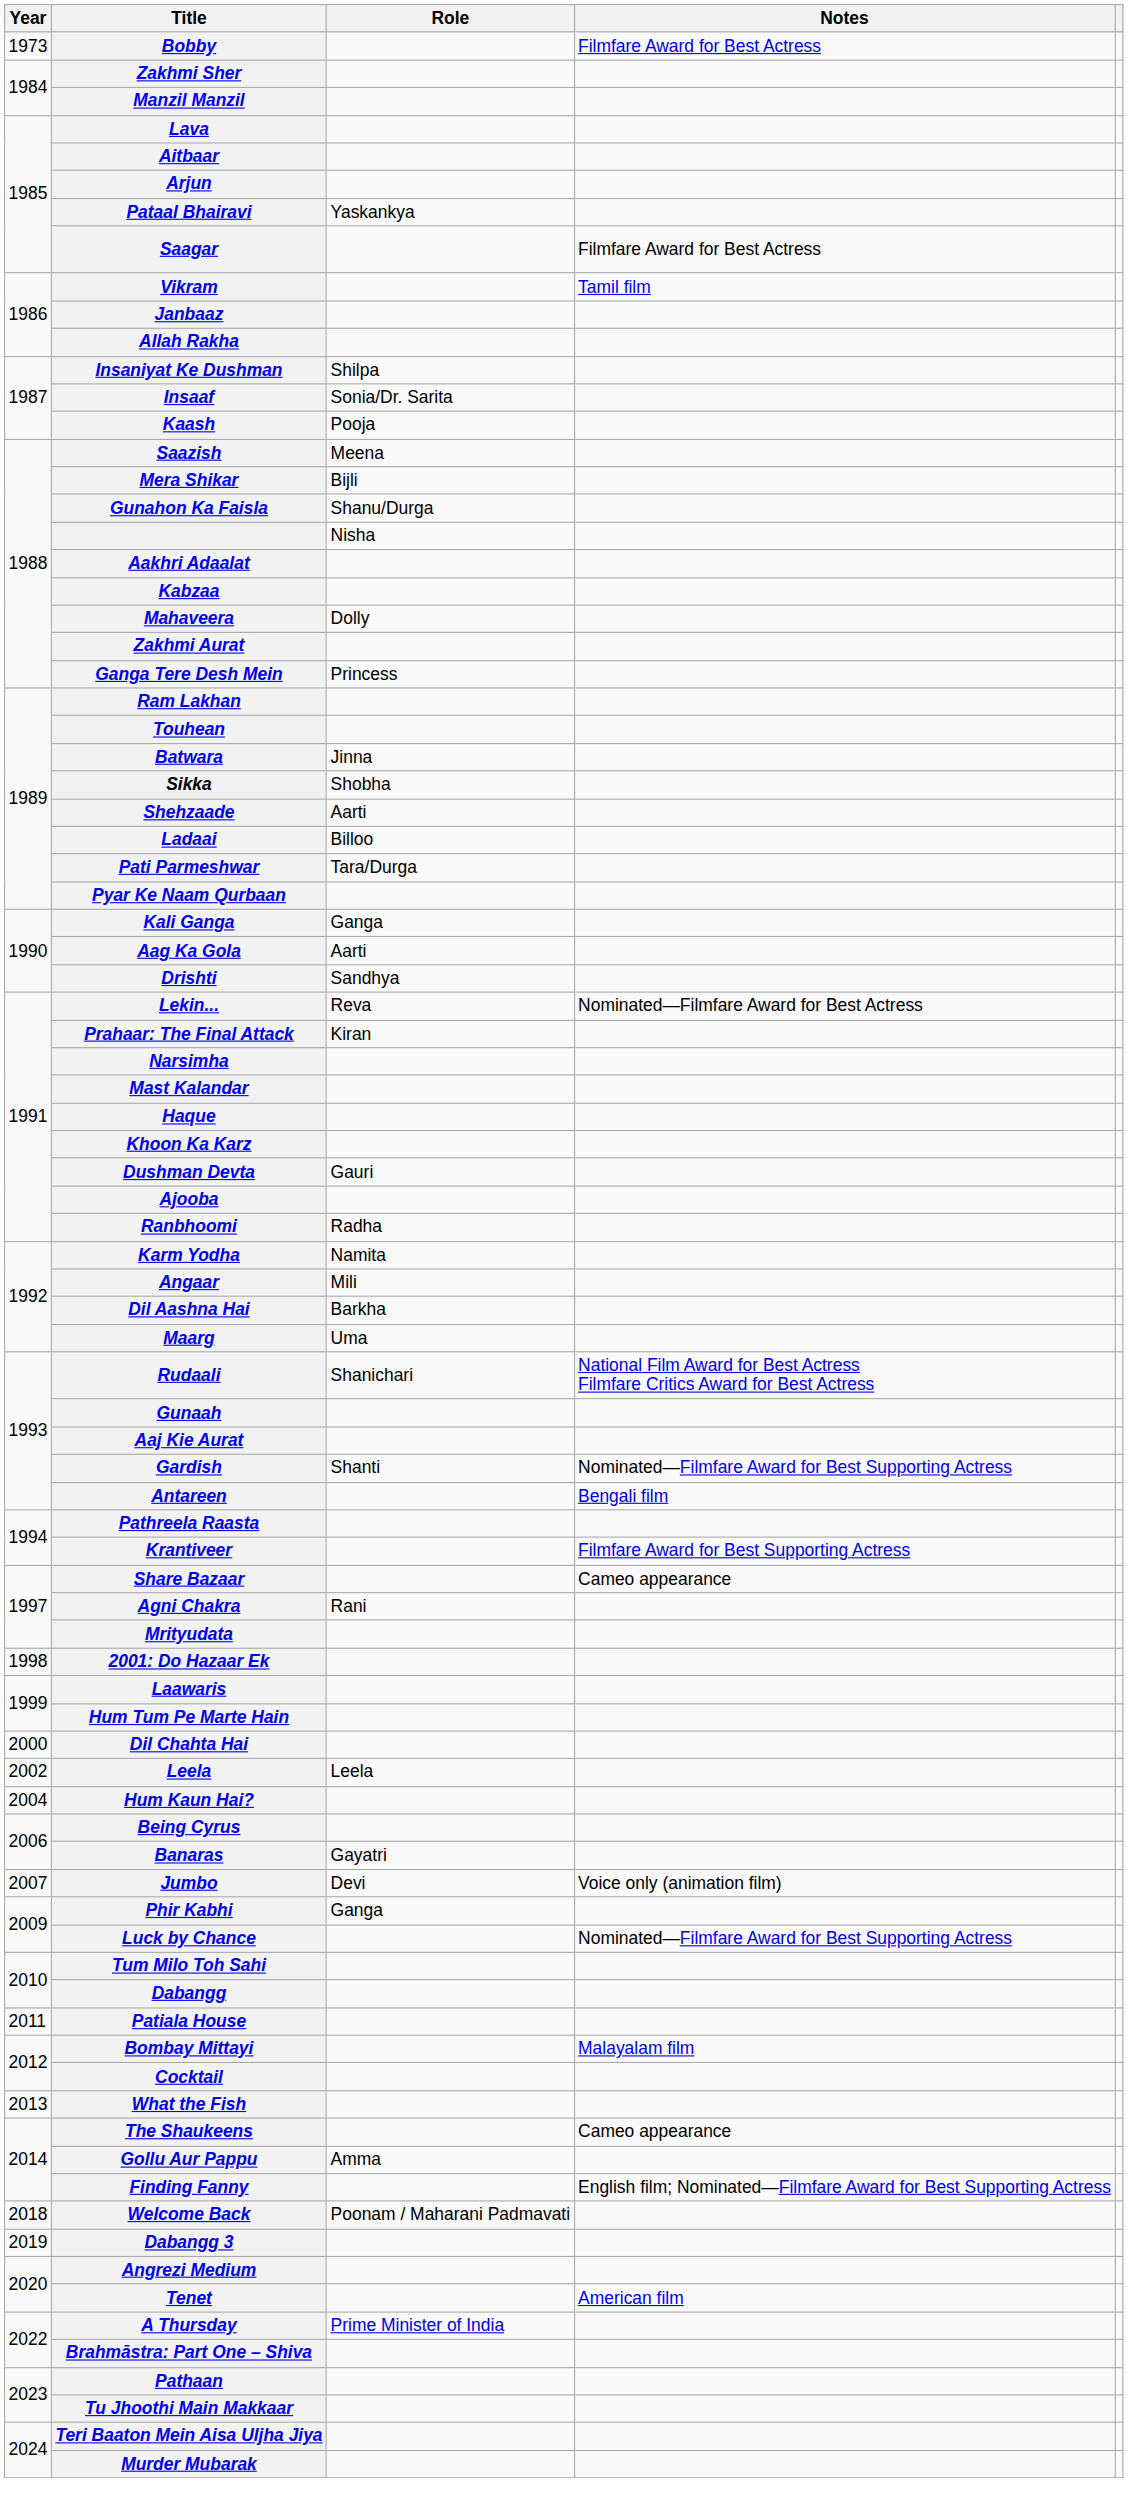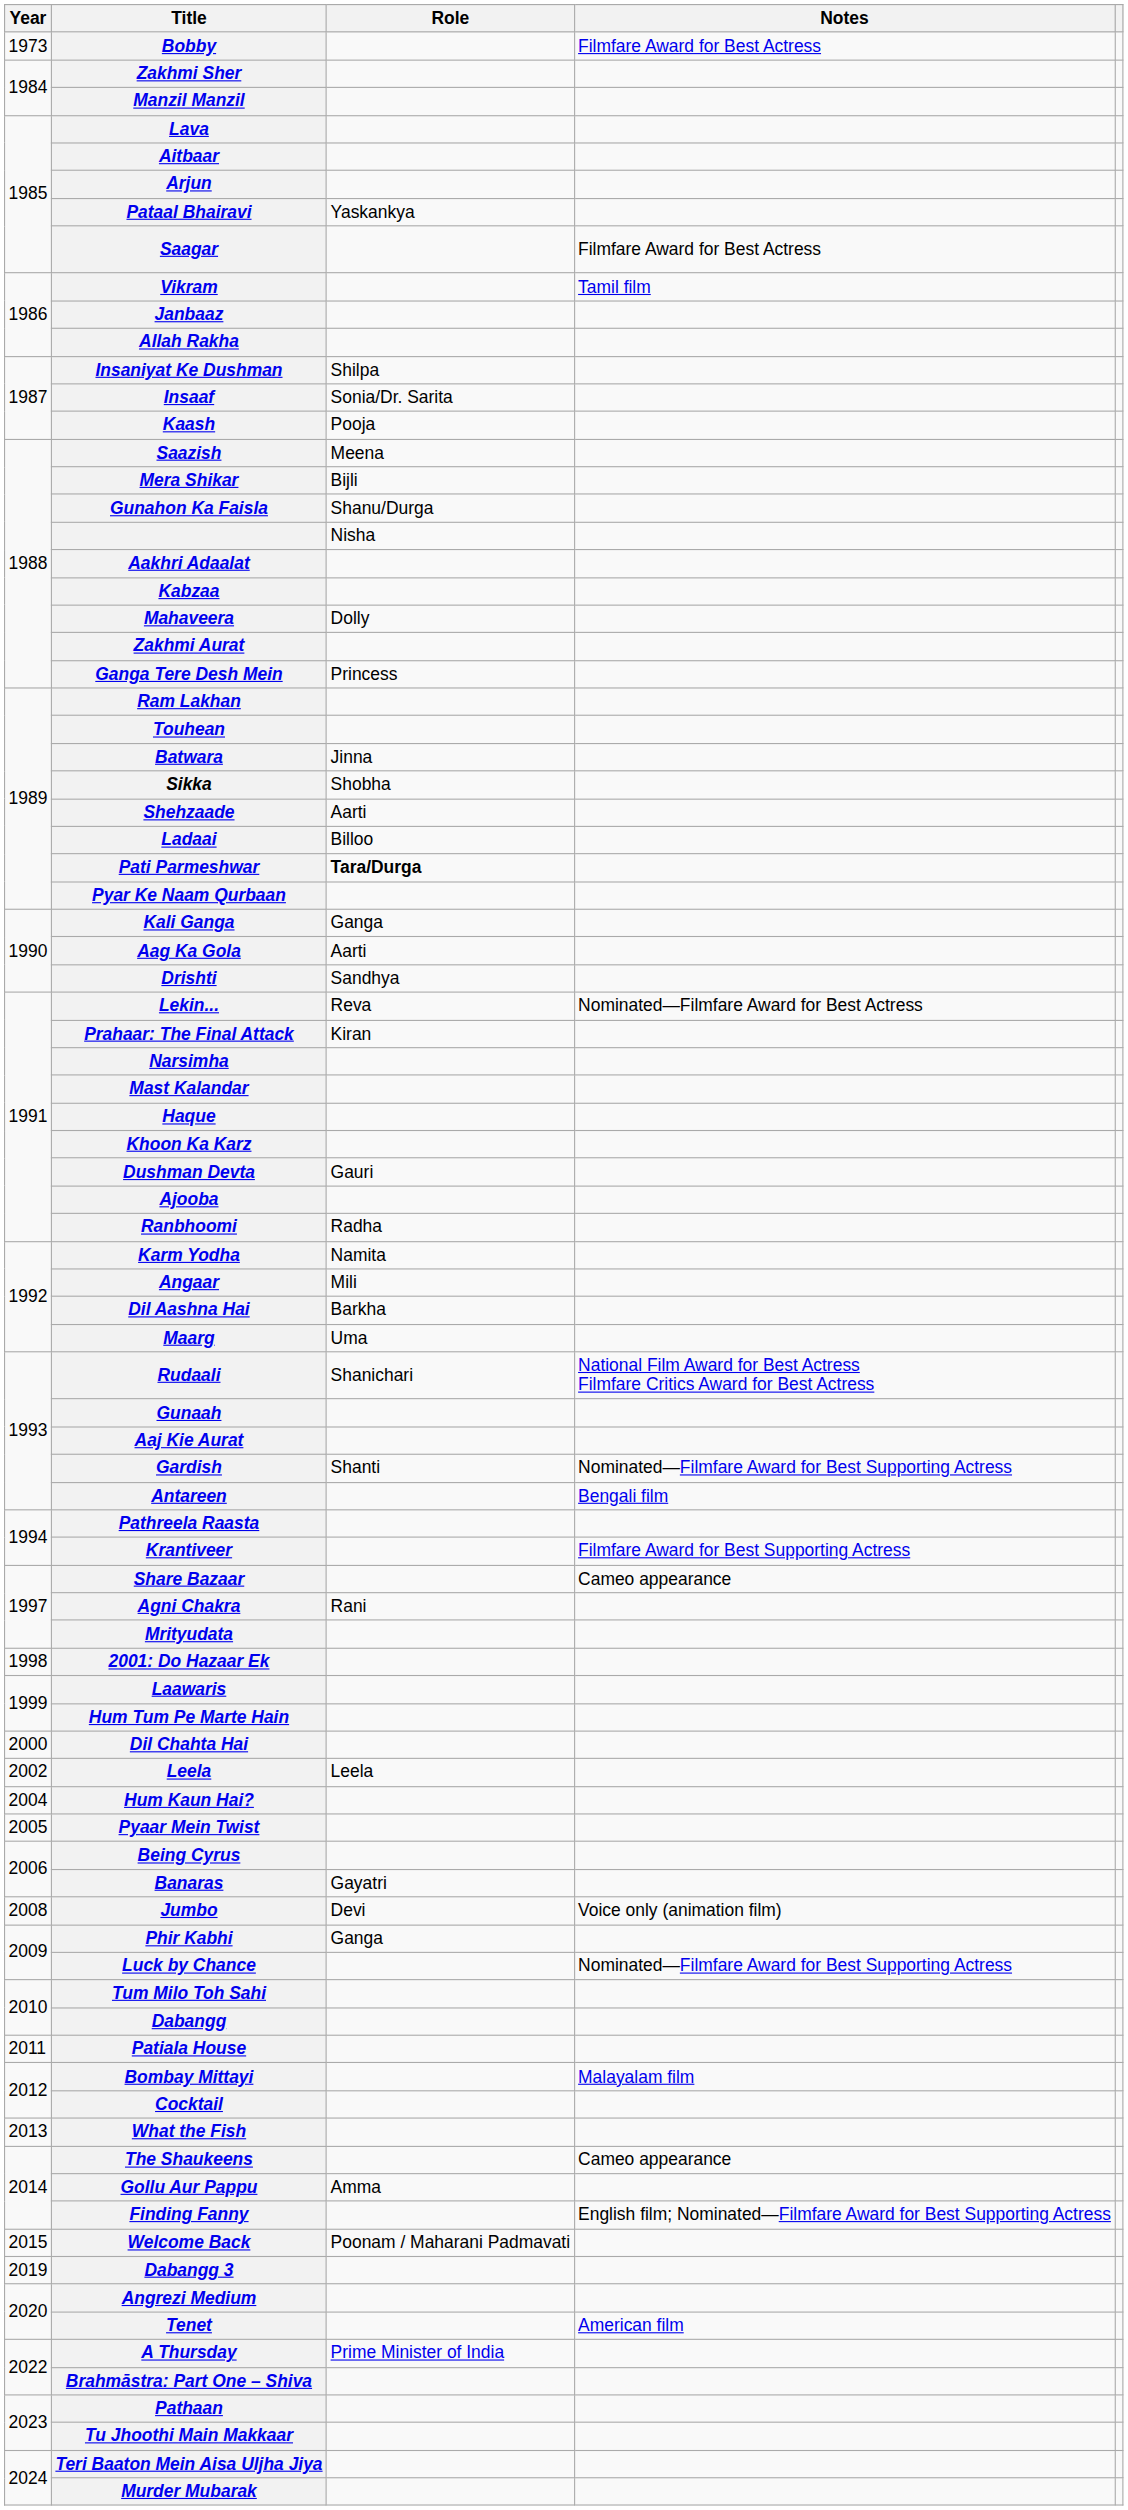(374, 867) normal -> (376, 867) bold
+ row: (189, 1827)
(28, 1883) 2007 -> (28, 1910) 2008
(28, 2214) 2018 -> (28, 2242) 2015
